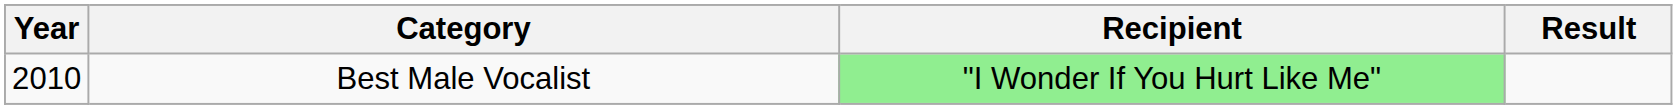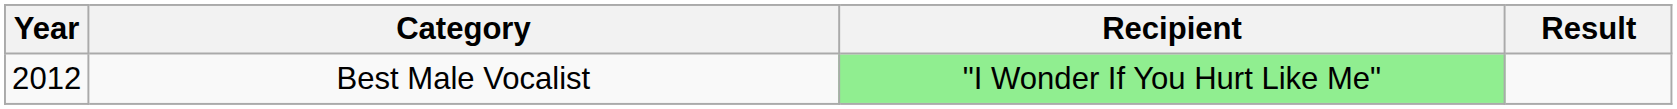(47, 78) 2010 -> (47, 78) 2012
